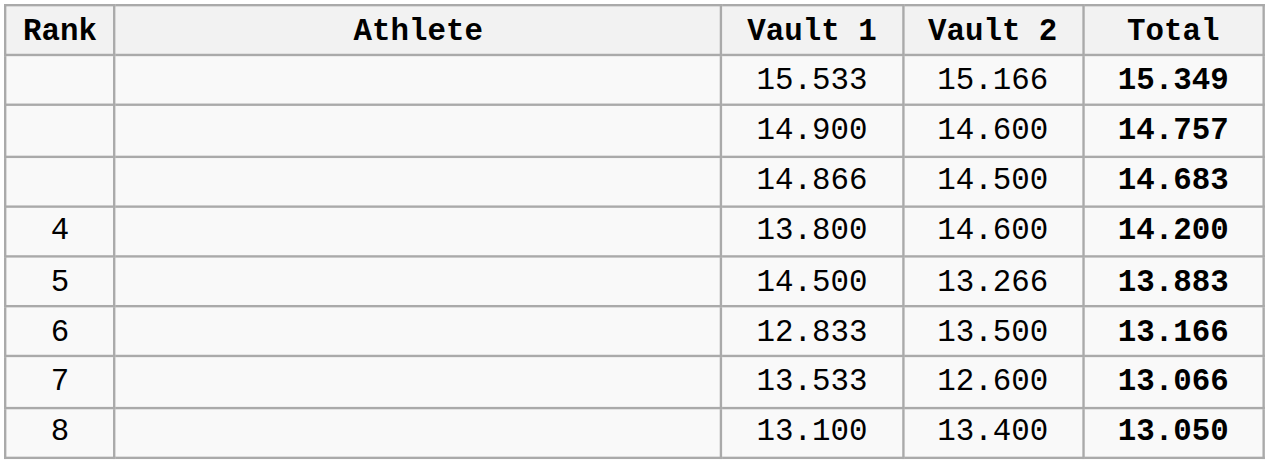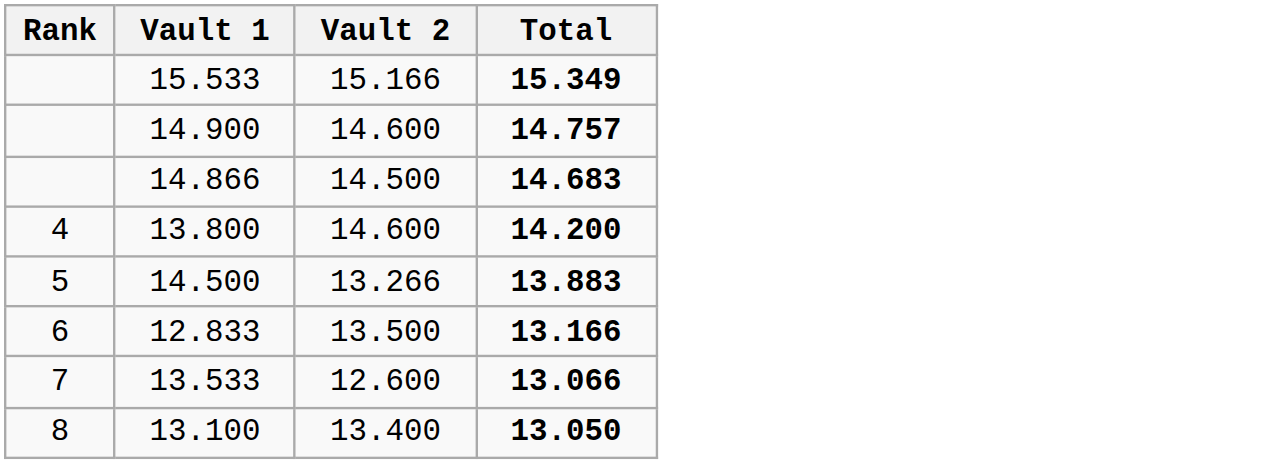- column: (418, 30)
